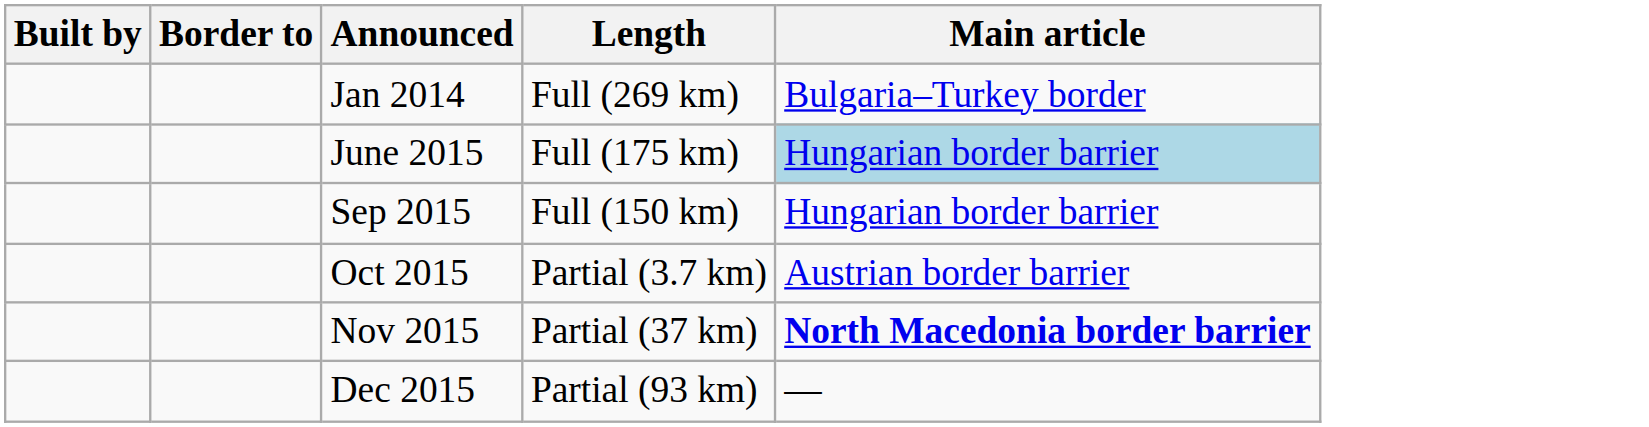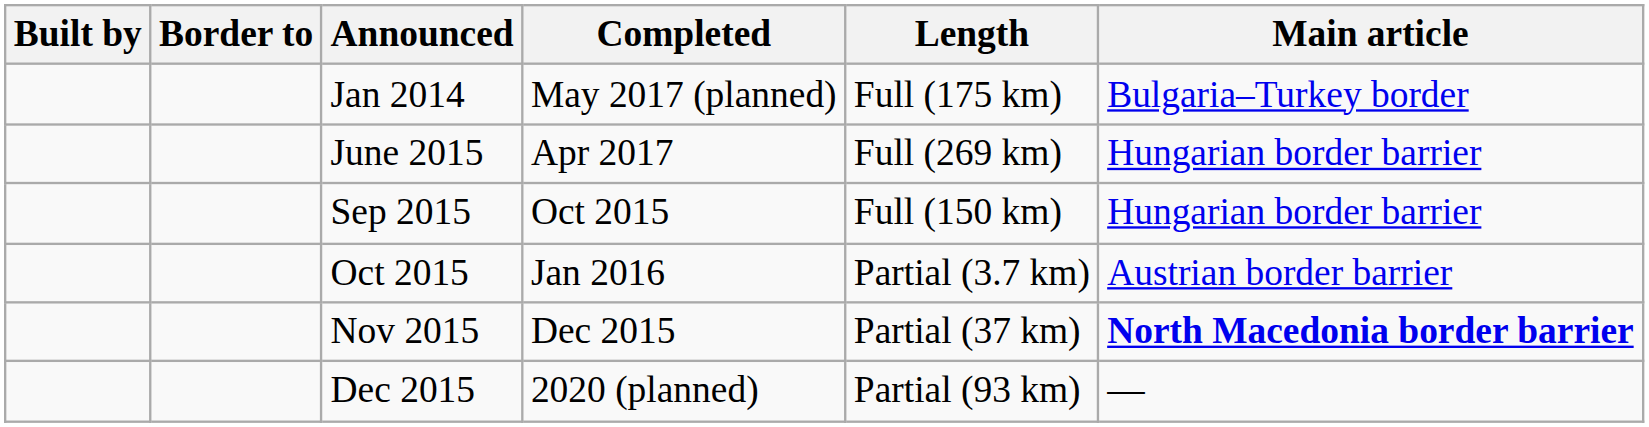+ column: (684, 34)
(635, 93) Full (269 km) -> (958, 93) Full (175 km)
(635, 152) Full (175 km) -> (958, 152) Full (269 km)
(971, 152) lightblue background -> (1294, 152) no background
